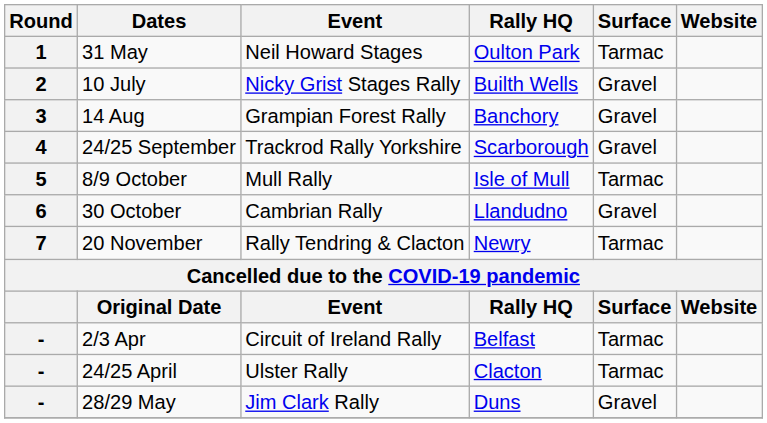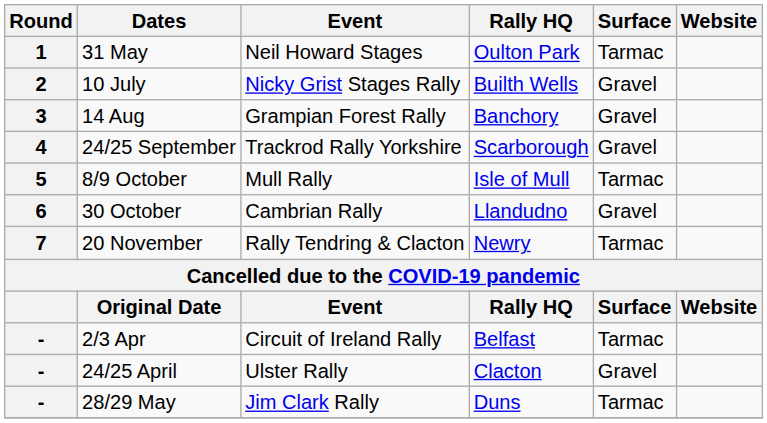(631, 370) Tarmac -> (627, 370) Gravel
(627, 402) Gravel -> (631, 402) Tarmac
